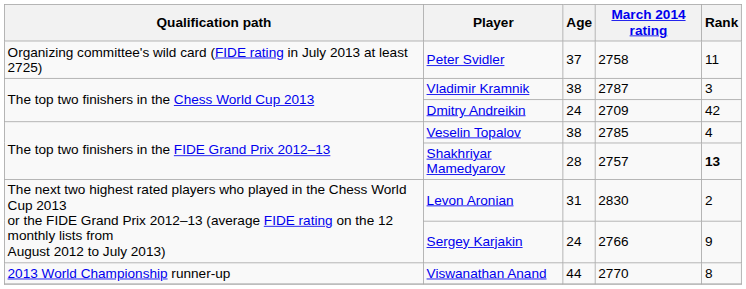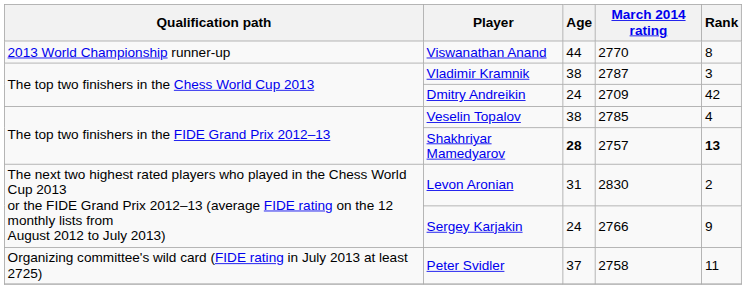rows swapped: (487, 273) <-> (465, 59)
(574, 161) normal -> (574, 146) bold
